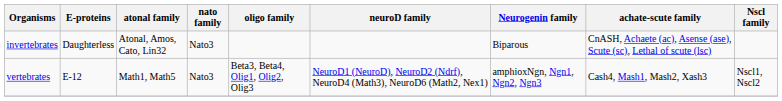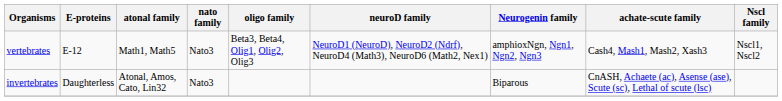rows swapped: (32, 44) <-> (28, 77)
